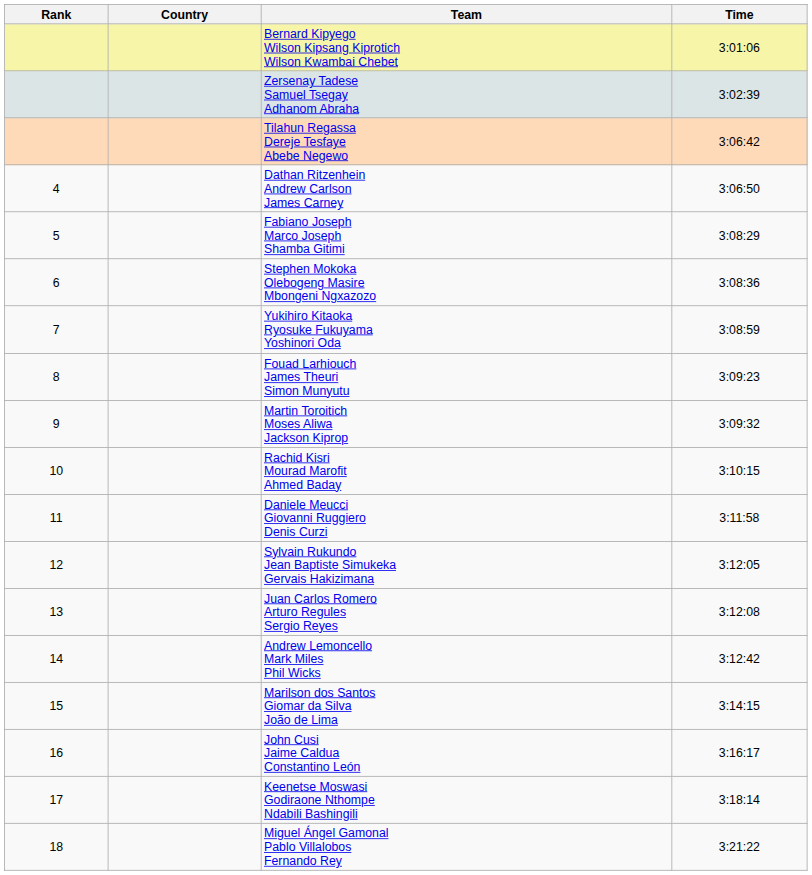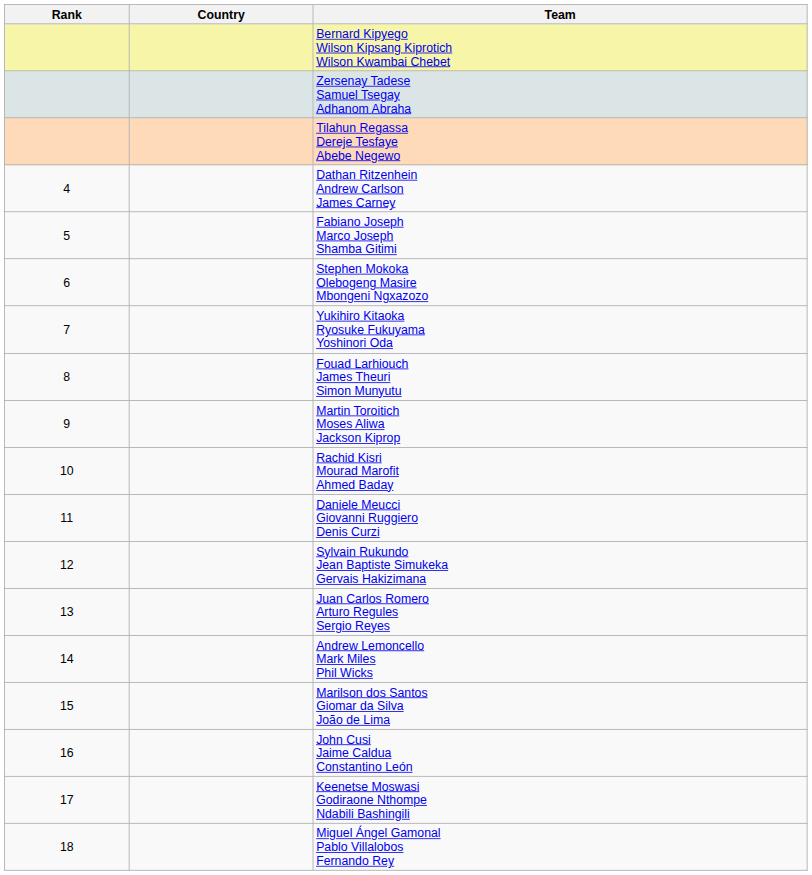- column: (739, 14)
